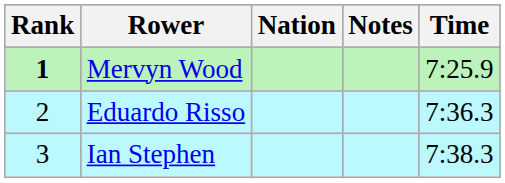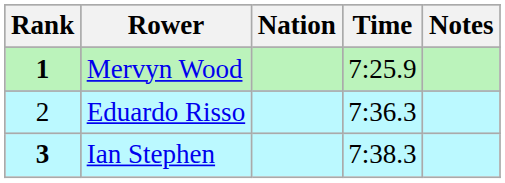columns swapped: (459, 25) <-> (381, 25)
(43, 154) normal -> (43, 154) bold
